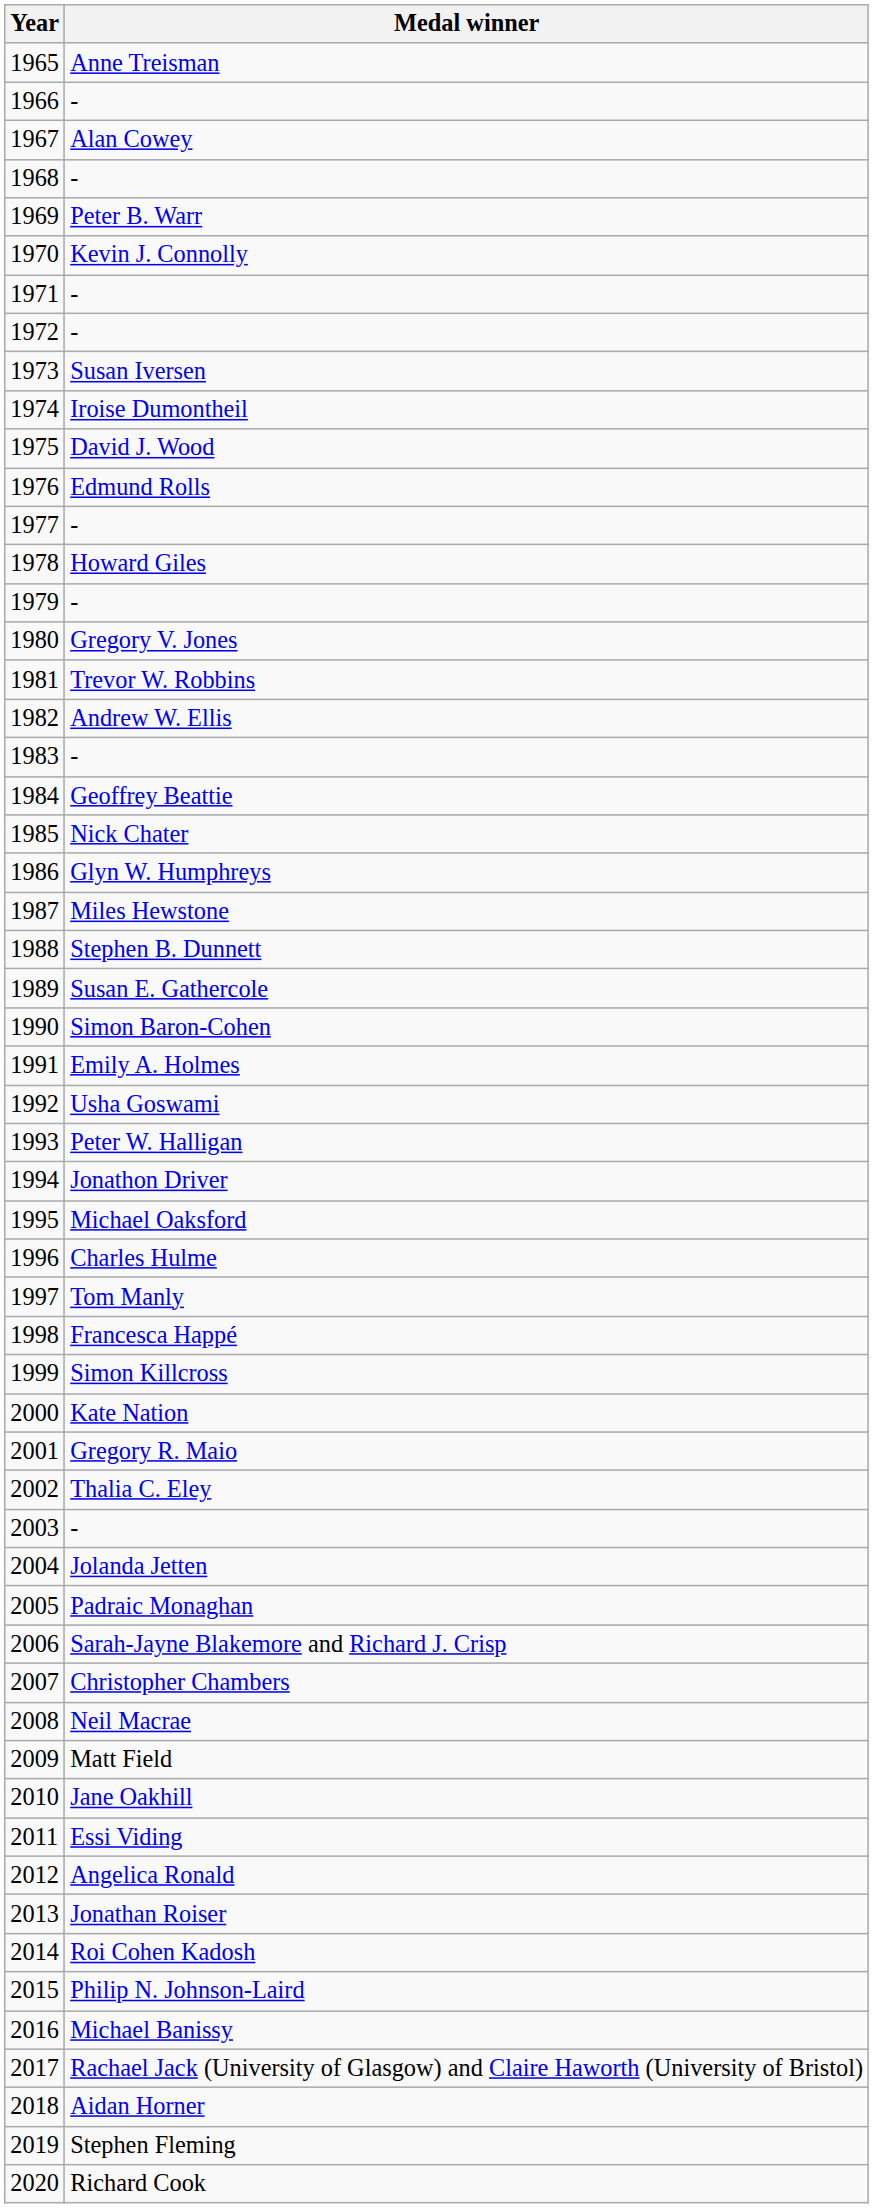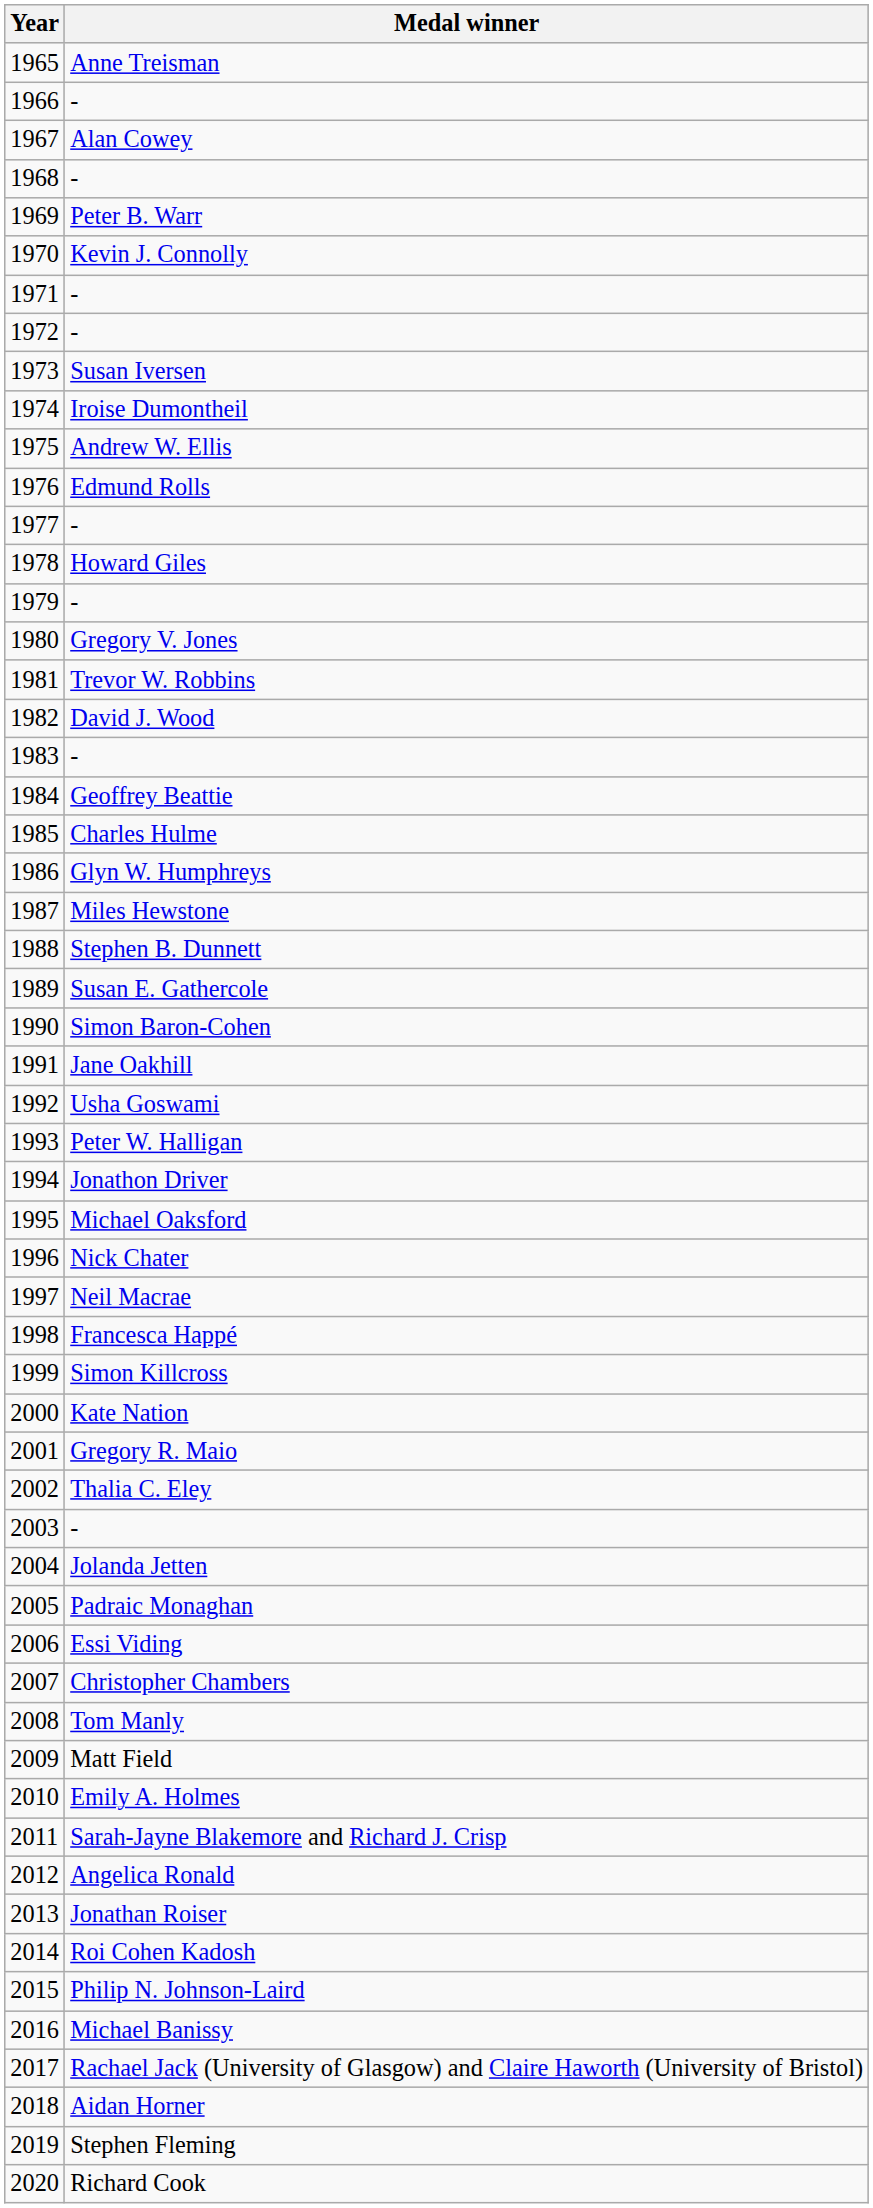(142, 448) David J. Wood -> (151, 448) Andrew W. Ellis
(151, 718) Andrew W. Ellis -> (142, 718) David J. Wood
(129, 833) Nick Chater -> (143, 833) Charles Hulme
(155, 1065) Emily A. Holmes -> (131, 1065) Jane Oakhill
(143, 1258) Charles Hulme -> (129, 1258) Nick Chater
(127, 1296) Tom Manly -> (131, 1296) Neil Macrae
(288, 1643) Sarah-Jayne Blakemore and Richard J. Crisp -> (126, 1643) Essi Viding
(131, 1720) Neil Macrae -> (127, 1720) Tom Manly
(131, 1798) Jane Oakhill -> (155, 1798) Emily A. Holmes
(126, 1836) Essi Viding -> (288, 1836) Sarah-Jayne Blakemore and Richard J. Crisp
